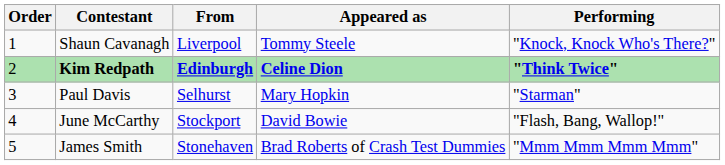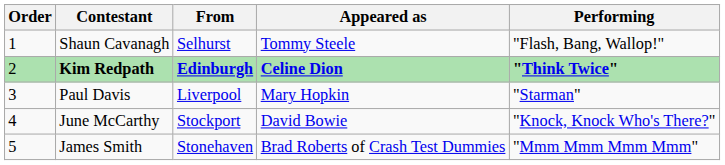(209, 43) Liverpool -> (204, 43) Selhurst
(614, 43) "Knock, Knock Who's There?" -> (589, 43) "Flash, Bang, Wallop!"
(204, 95) Selhurst -> (209, 95) Liverpool
(589, 120) "Flash, Bang, Wallop!" -> (614, 120) "Knock, Knock Who's There?"
